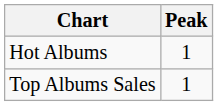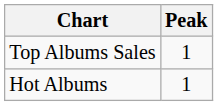rows swapped: (58, 52) <-> (82, 84)
